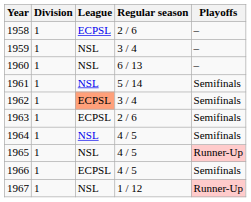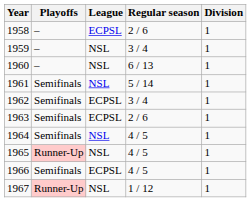columns swapped: (53, 13) <-> (218, 13)
(94, 100) lightsalmon background -> (105, 100) no background
